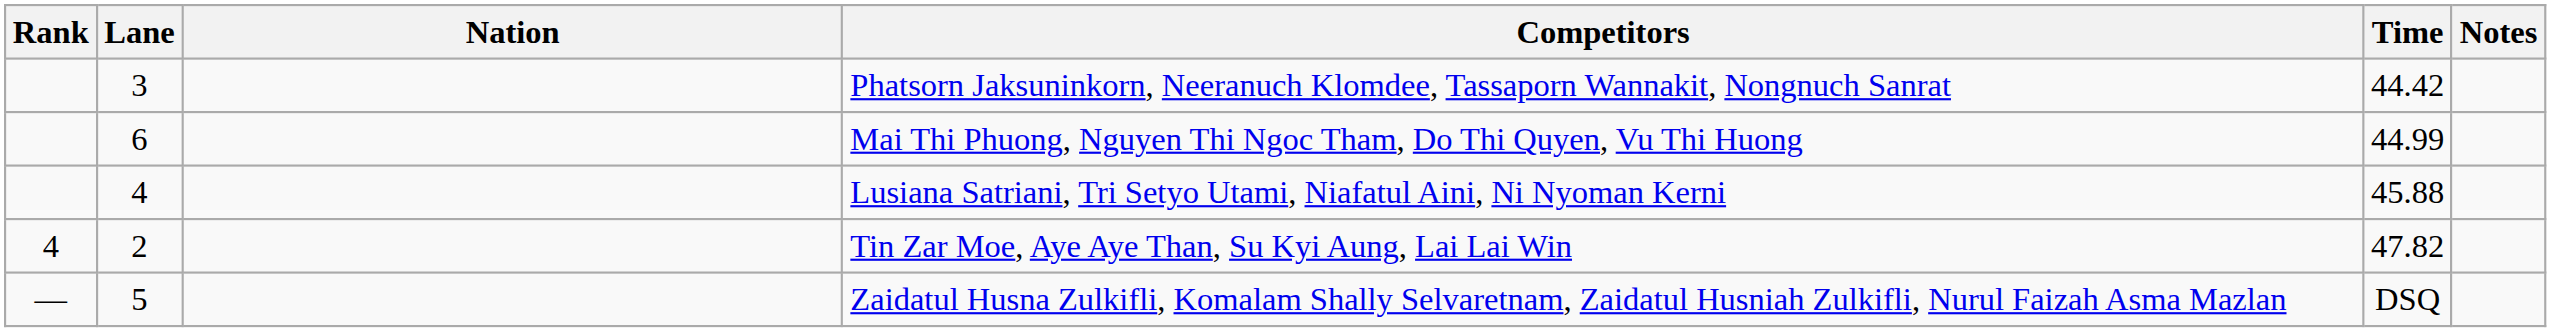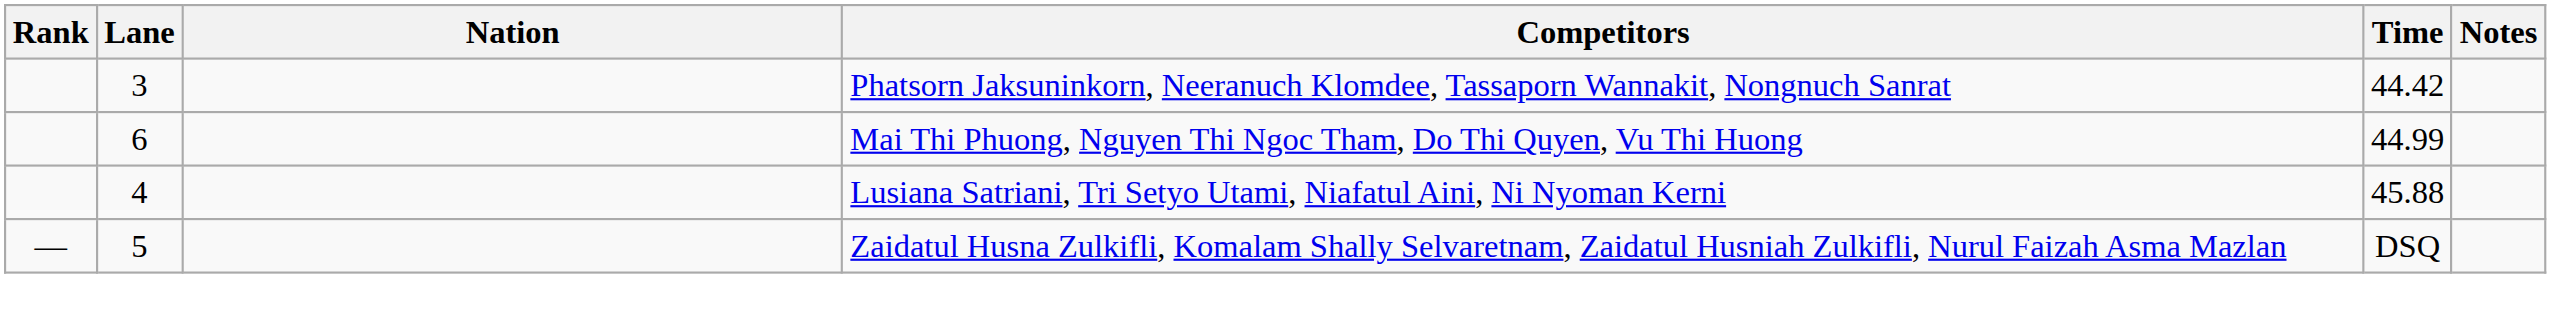- row: (1211, 246)
